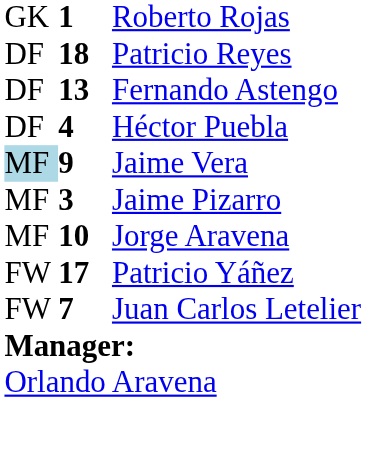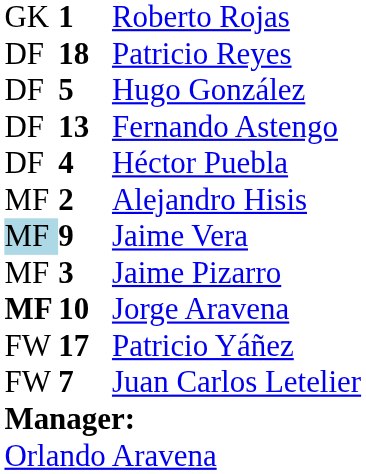+ row: (209, 89)
+ row: (209, 199)
(27, 236) normal -> (29, 309) bold
